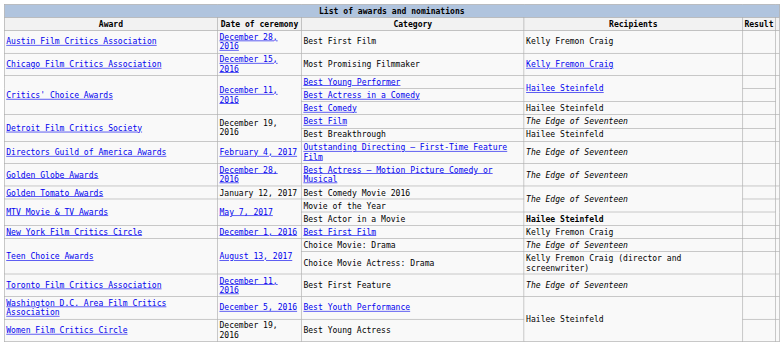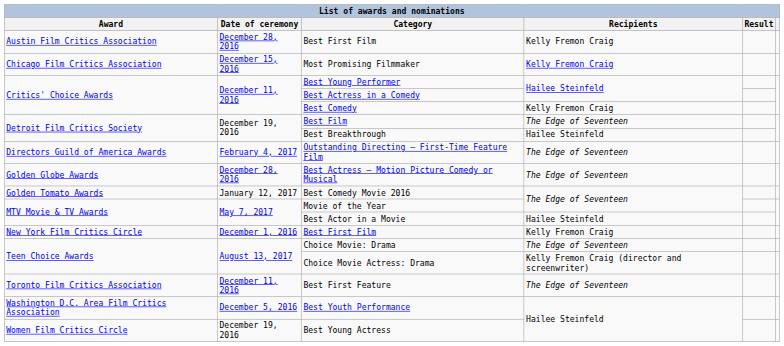(565, 108) Hailee Steinfeld -> (570, 108) Kelly Fremon Craig
(565, 219) bold -> (565, 219) normal
